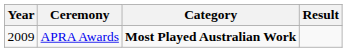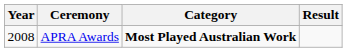(21, 36) 2009 -> (21, 36) 2008
